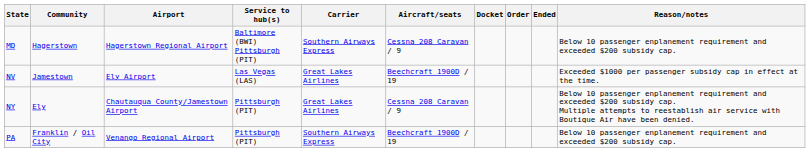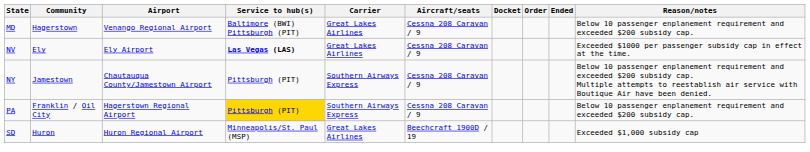(167, 45) Hagerstown Regional Airport -> (158, 27) Venango Regional Airport
(339, 45) Southern Airways Express -> (351, 27) Great Lakes Airlines
(53, 76) Jamestown -> (39, 49) Ely
(255, 76) normal -> (261, 49) bold
(428, 76) Beechcraft 1900D / 19 -> (447, 49) Cessna 208 Caravan / 9
(39, 106) Ely -> (53, 79) Jamestown
(328, 106) Great Lakes Airlines -> (363, 79) Southern Airways Express
(160, 137) Venango Regional Airport -> (147, 110) Hagerstown Regional Airport
(257, 137) no background -> (264, 110) gold background
(428, 137) Beechcraft 1900D / 19 -> (447, 110) Cessna 208 Caravan / 9
+ row: (11, 131)
